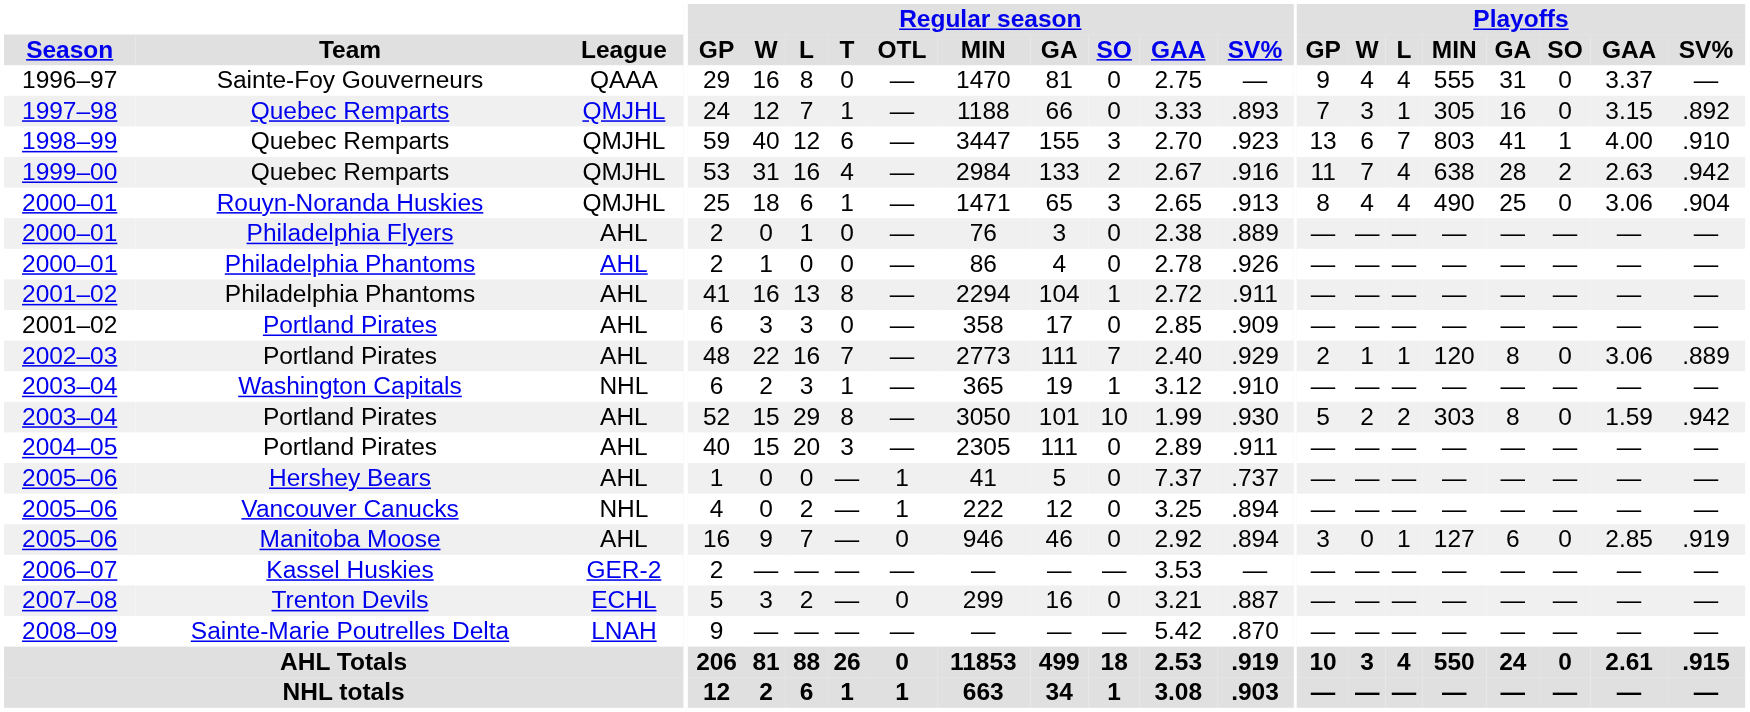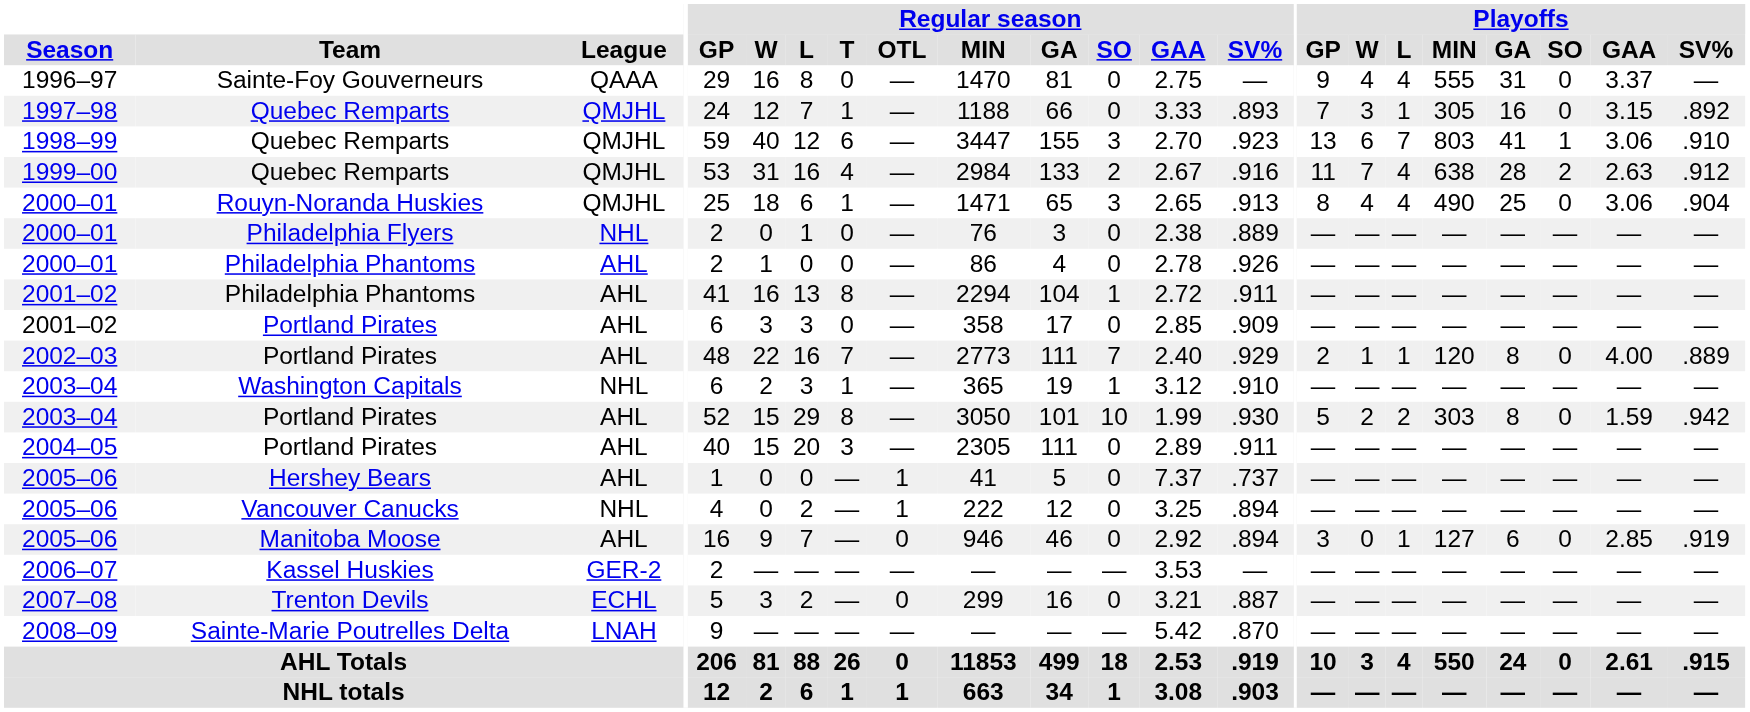(1629, 141) 4.00 -> (1629, 141) 3.06
(1706, 172) .942 -> (1706, 172) .912
(624, 233) AHL -> (624, 233) NHL
(1629, 355) 3.06 -> (1629, 355) 4.00
